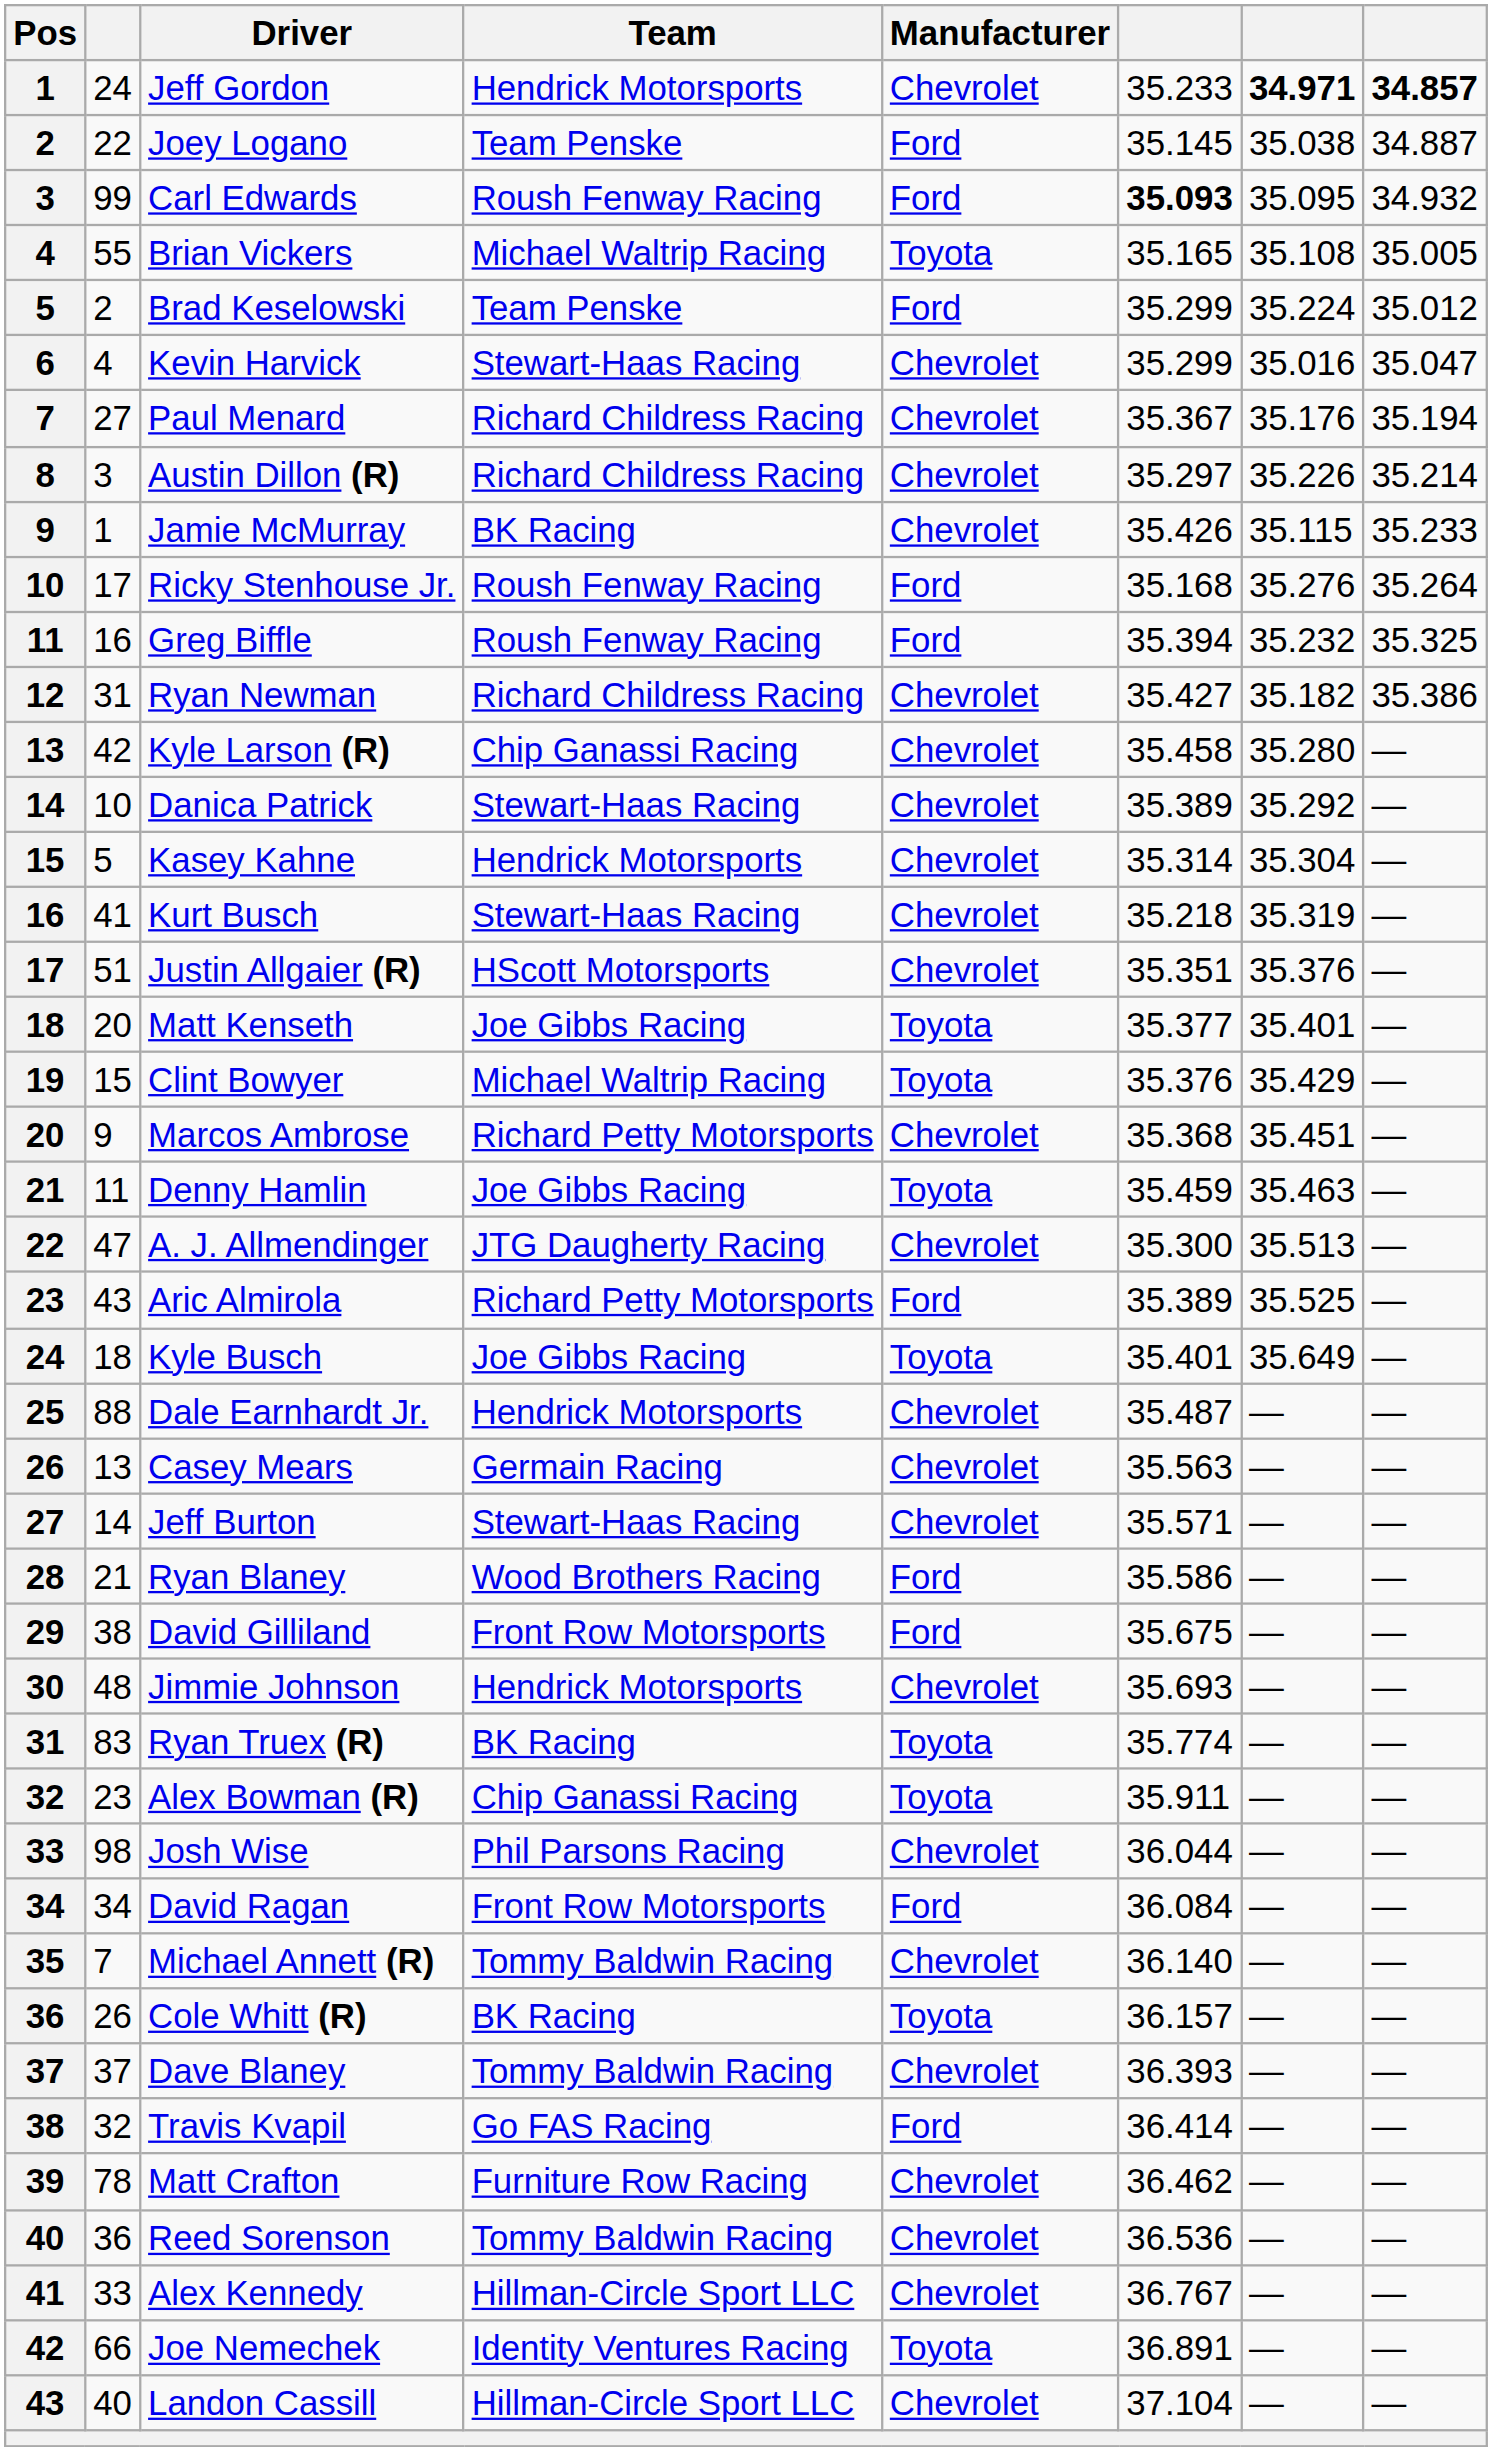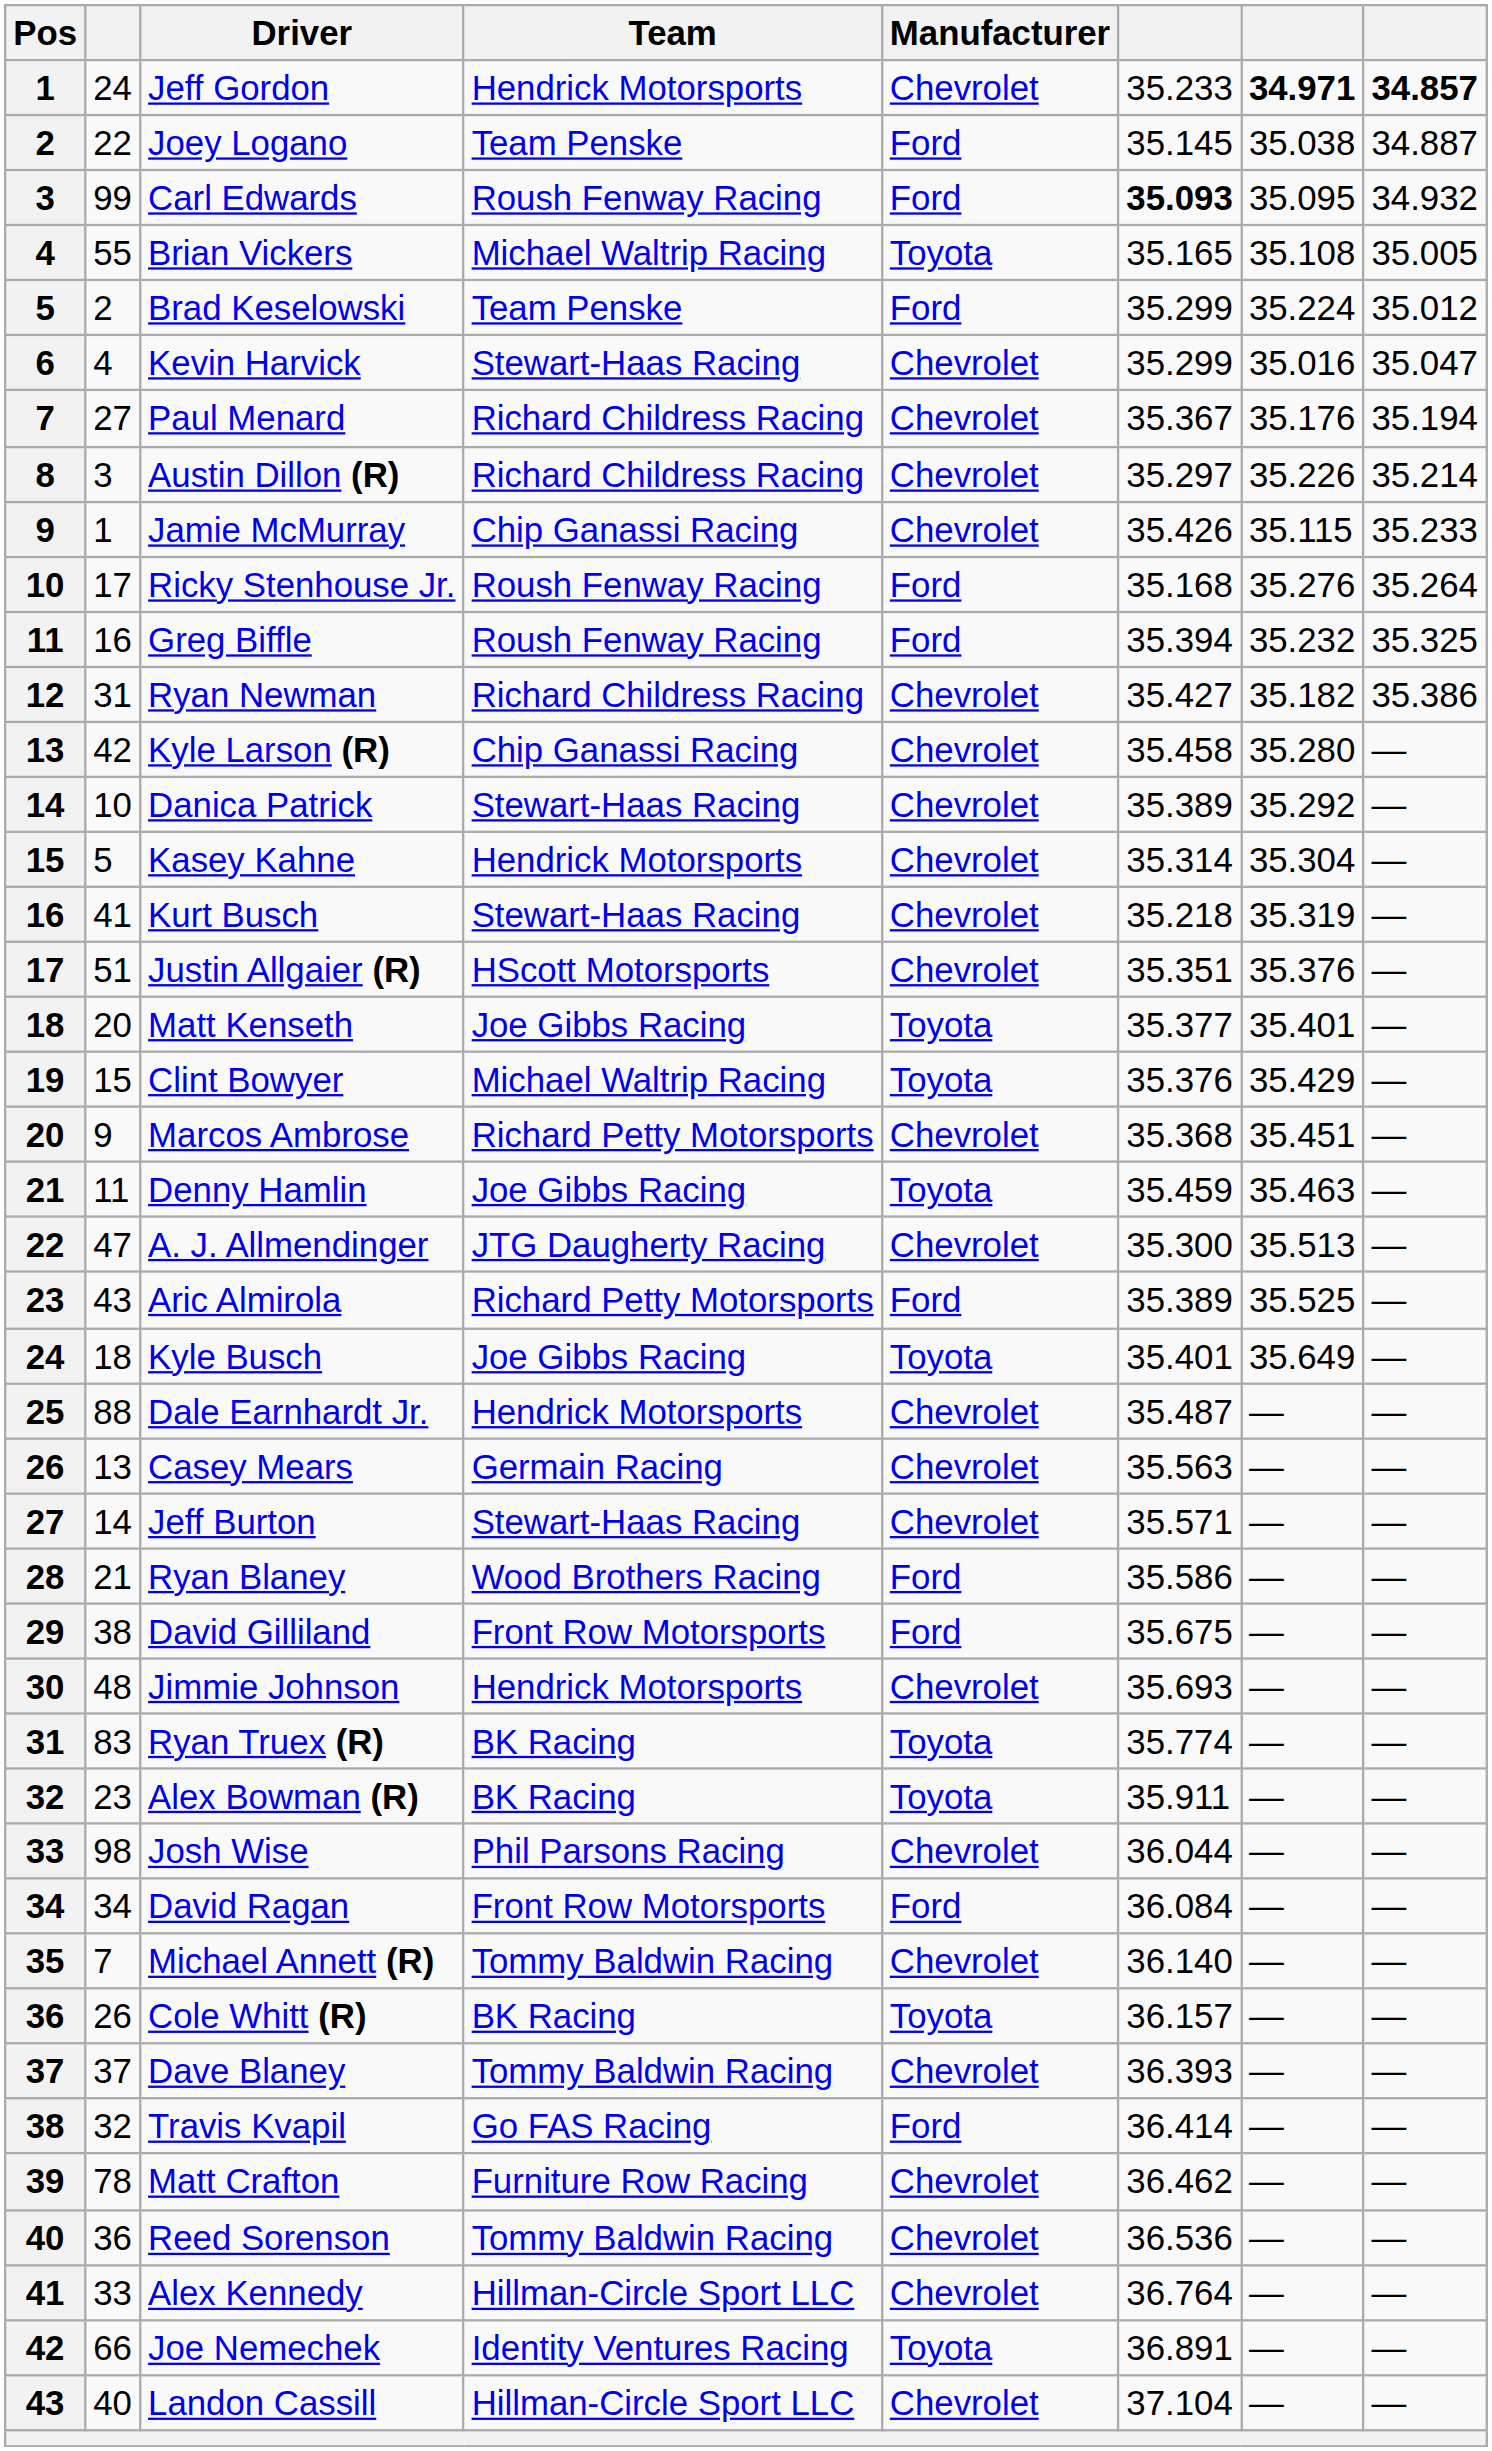(554, 529) BK Racing -> (635, 529) Chip Ganassi Racing
(635, 1796) Chip Ganassi Racing -> (554, 1796) BK Racing
(1180, 2292) 36.767 -> (1180, 2292) 36.764
